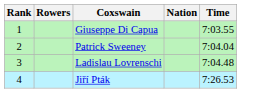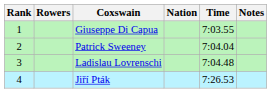+ column: (251, 12)
